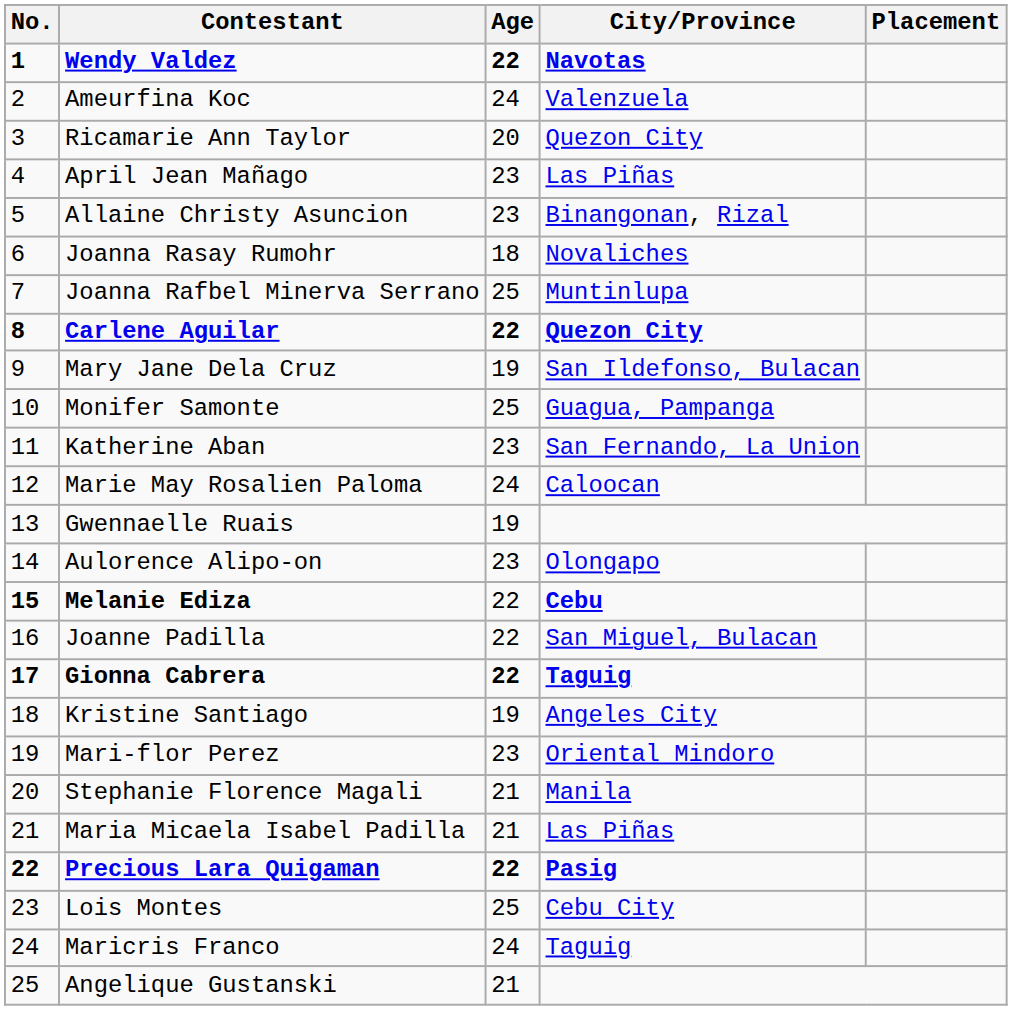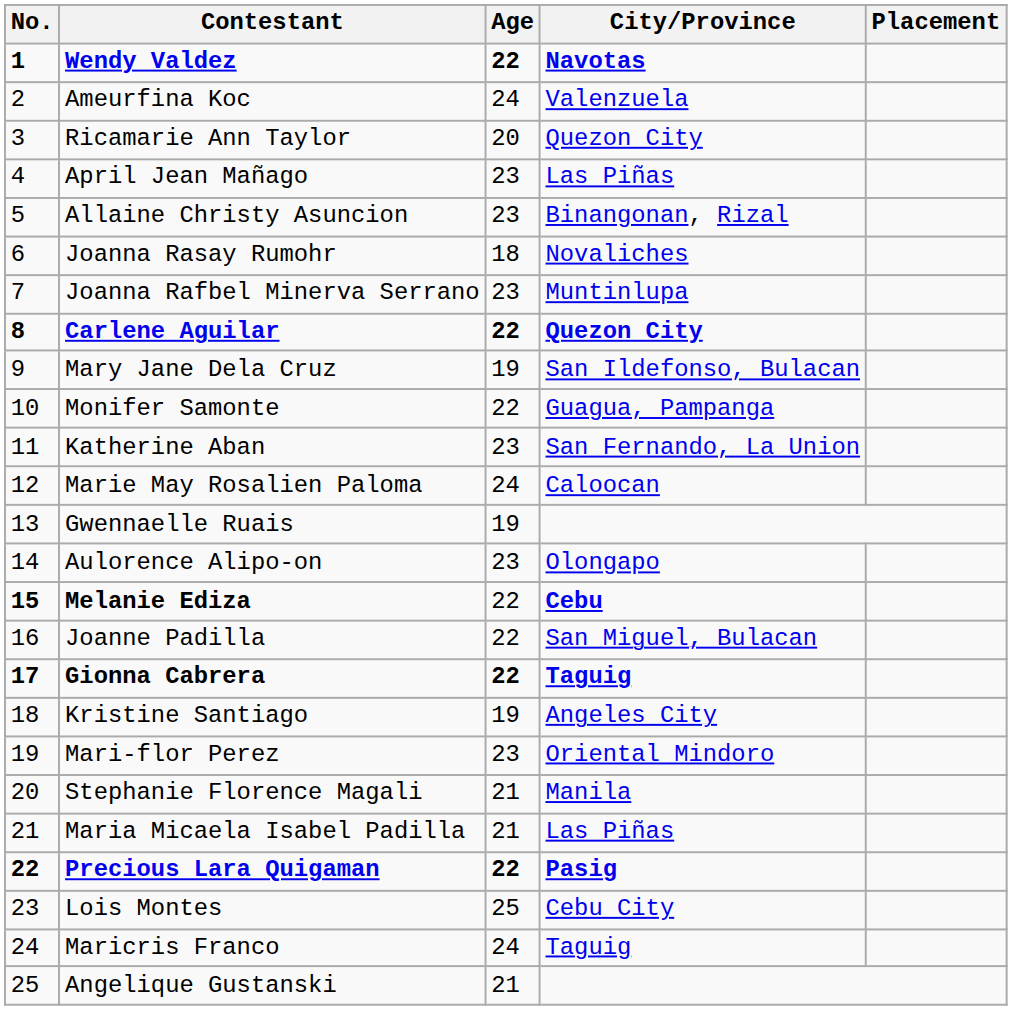(505, 294) 25 -> (505, 294) 23
(505, 409) 25 -> (505, 409) 22
